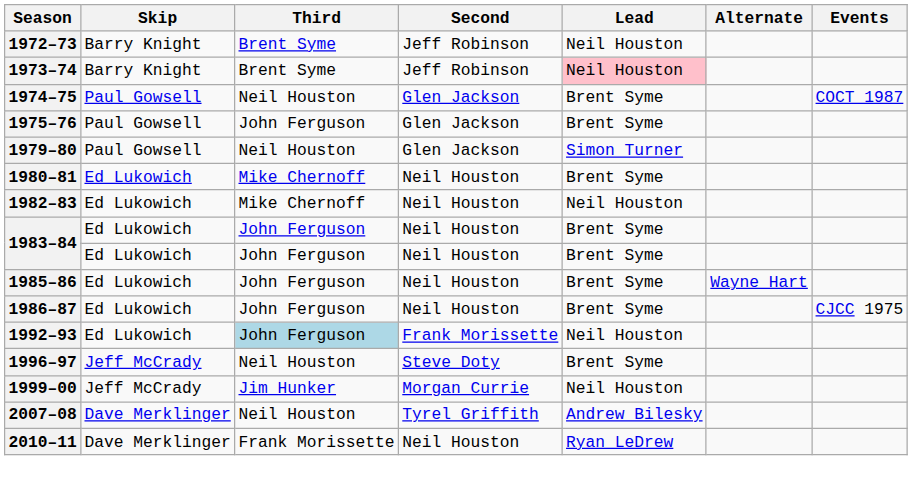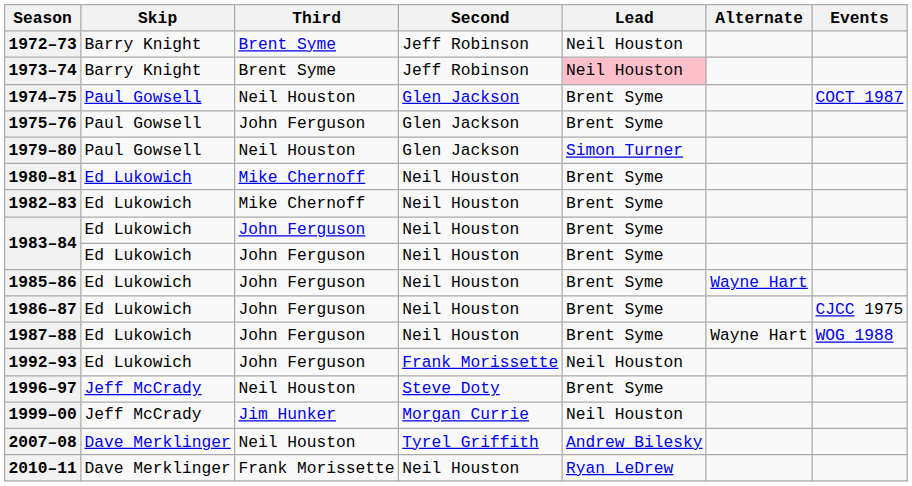(625, 203) Neil Houston -> (615, 203) Brent Syme
+ row: (43, 336)
(302, 336) lightblue background -> (302, 362) no background
